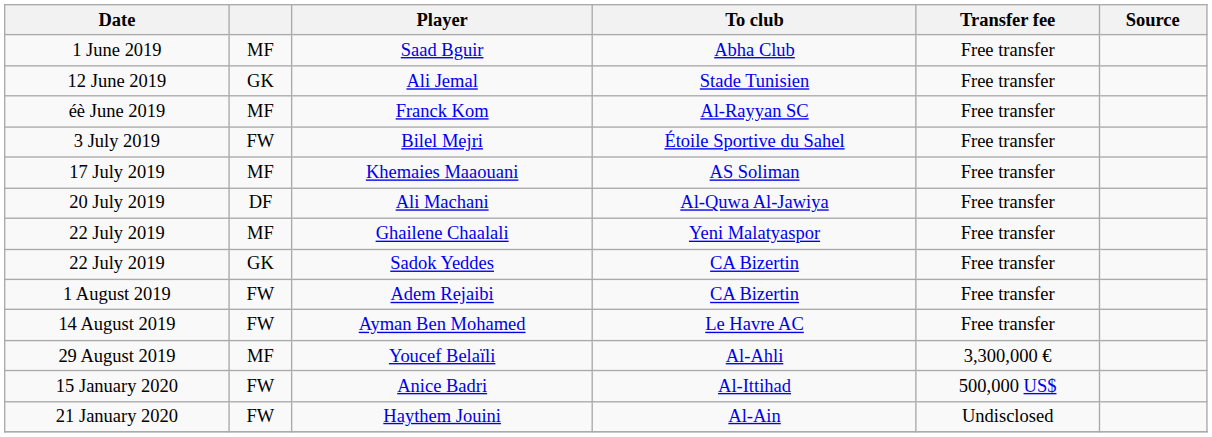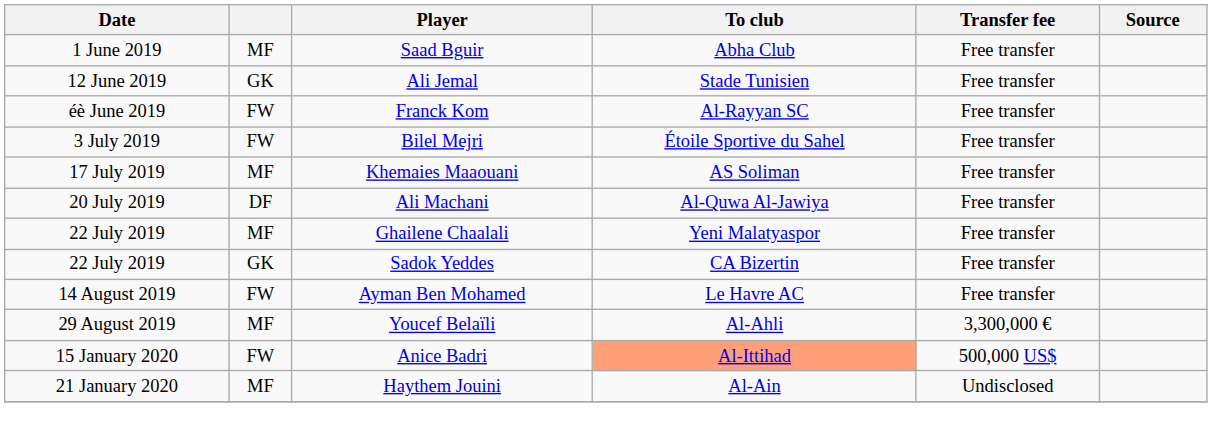(260, 110) MF -> (260, 110) FW
- row: (442, 293)
(755, 385) no background -> (755, 355) lightsalmon background
(260, 416) FW -> (260, 385) MF
